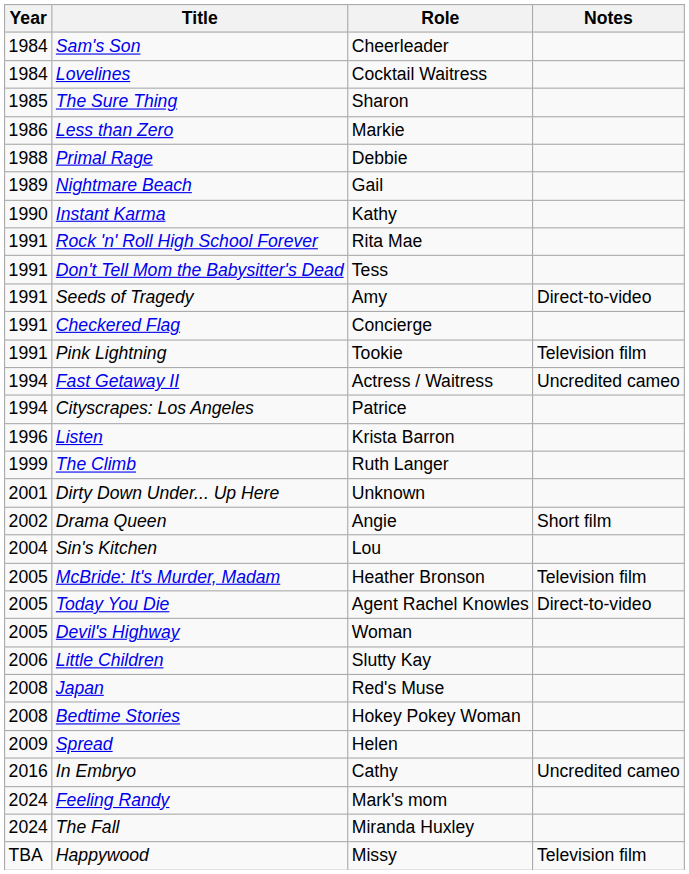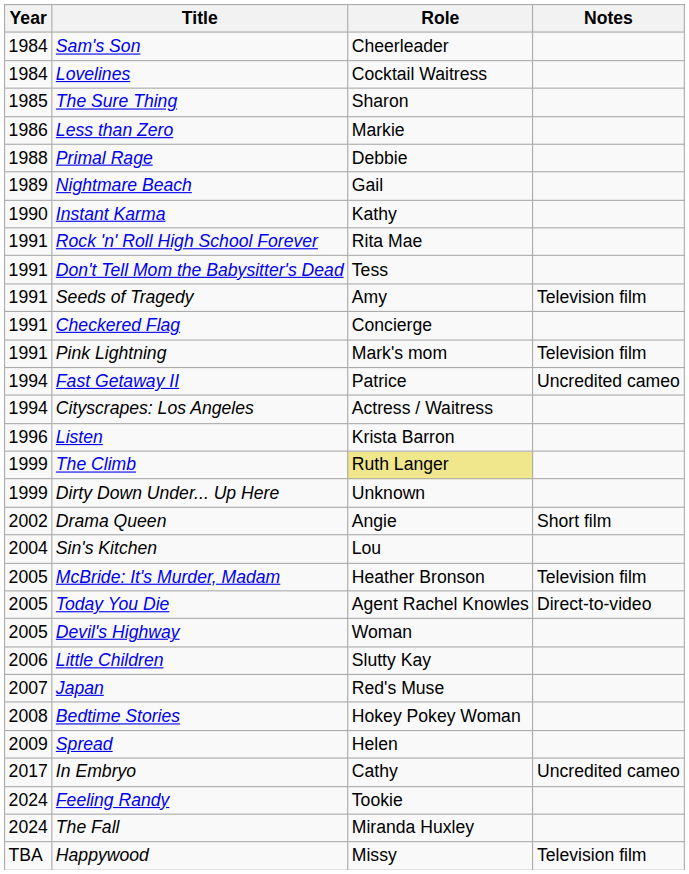(594, 297) Direct-to-video -> (592, 297) Television film
(377, 353) Tookie -> (399, 353) Mark's mom
(422, 381) Actress / Waitress -> (379, 381) Patrice
(379, 409) Patrice -> (422, 409) Actress / Waitress
(400, 465) no background -> (400, 465) khaki background
(28, 492) 2001 -> (28, 492) 1999
(28, 688) 2008 -> (28, 688) 2007
(28, 772) 2016 -> (28, 772) 2017
(399, 800) Mark's mom -> (377, 800) Tookie
